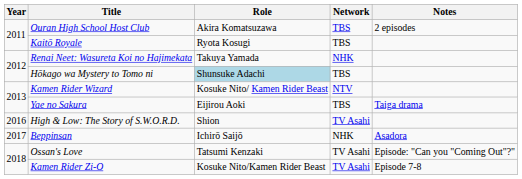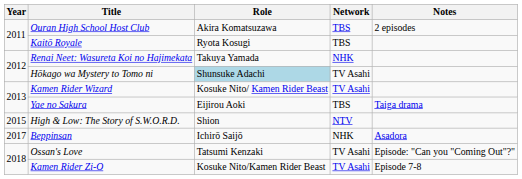(341, 74) TBS -> (351, 74) TV Asahi
(342, 89) NTV -> (351, 89) TV Asahi
(16, 120) 2016 -> (16, 120) 2015
(351, 120) TV Asahi -> (342, 120) NTV
